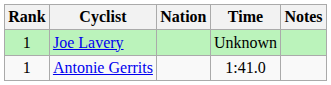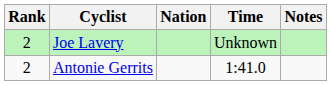(27, 42) 1 -> (27, 42) 2
(27, 67) 1 -> (27, 67) 2
